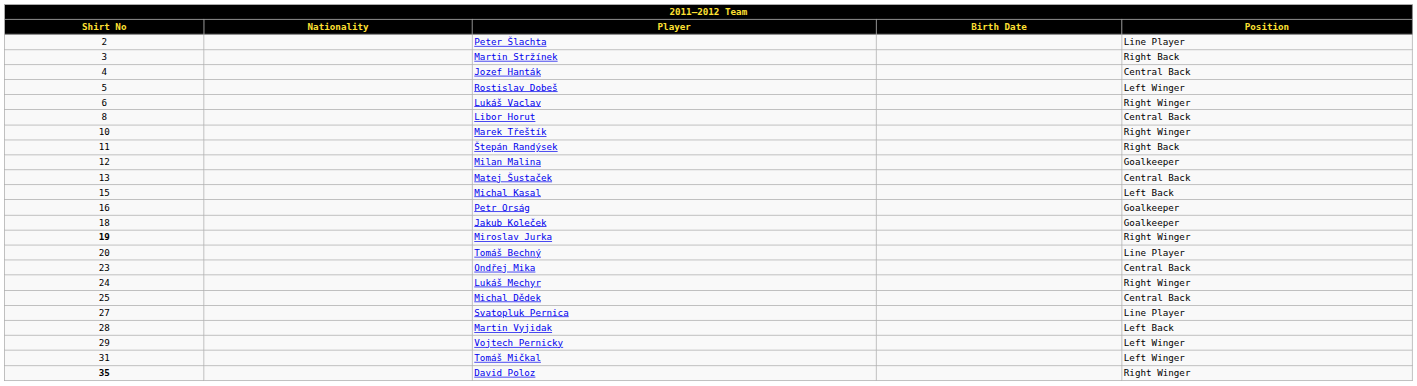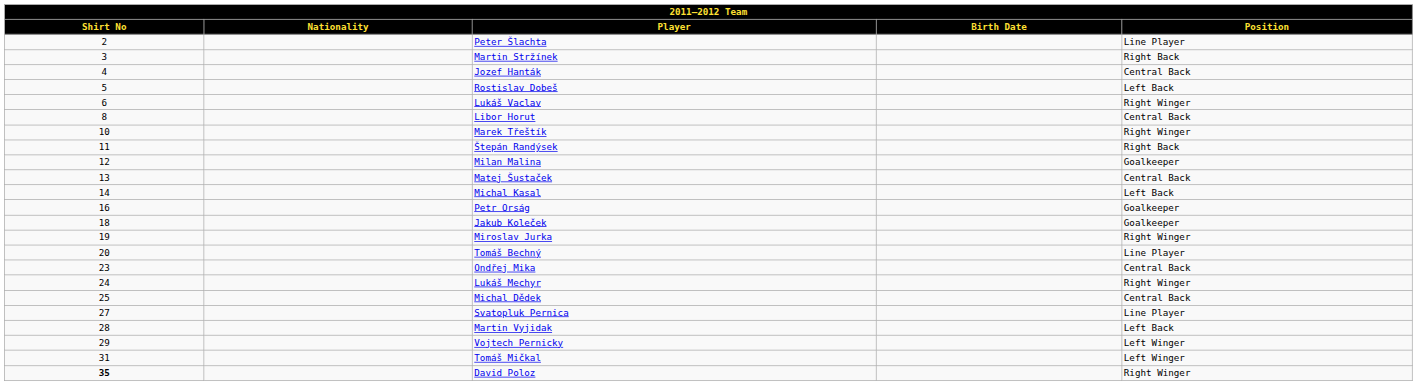(1154, 87) Left Winger -> (1149, 87) Left Back
(104, 192) 15 -> (104, 192) 14
(104, 238) bold -> (104, 238) normal
